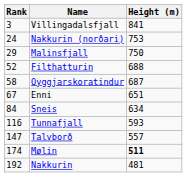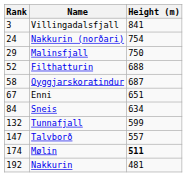(136, 39) 753 -> (136, 39) 754
(14, 123) 116 -> (14, 123) 132
(136, 123) 593 -> (136, 123) 599
